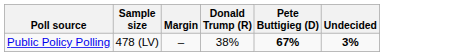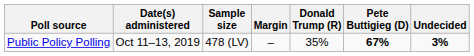+ column: (158, 19)
(227, 43) 38% -> (317, 43) 35%
